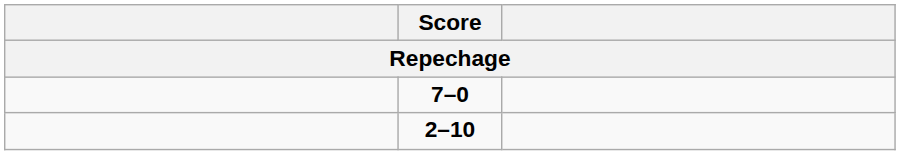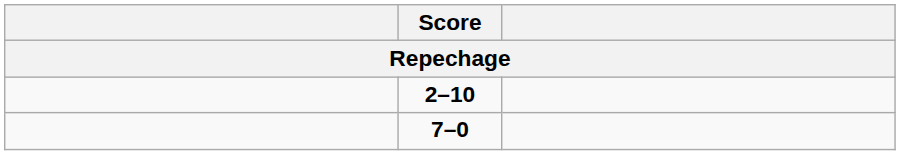rows swapped: (450, 130) <-> (450, 94)
